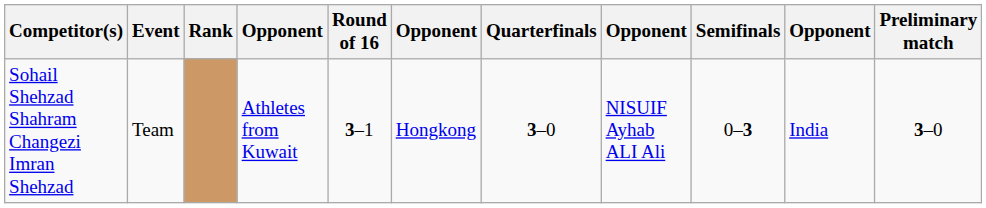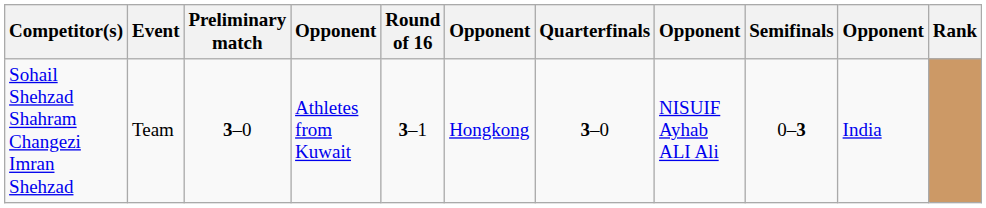columns swapped: (928, 31) <-> (211, 31)
